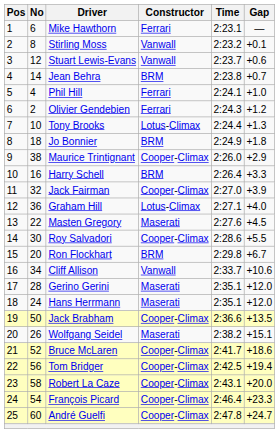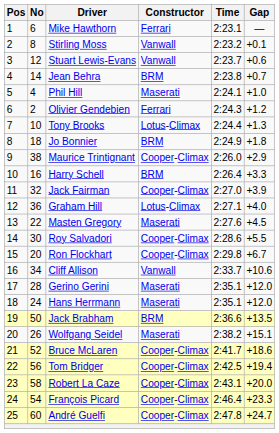(156, 93) Ferrari -> (160, 93) Maserati
(152, 254) BRM -> (175, 254) Cooper-Climax
(175, 319) Cooper-Climax -> (152, 319) BRM
